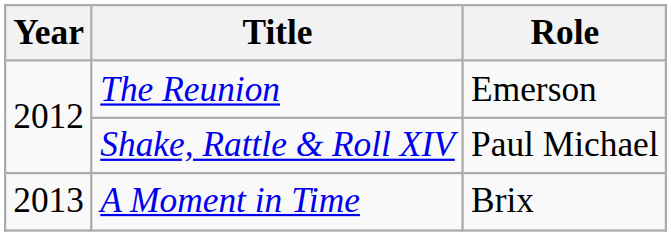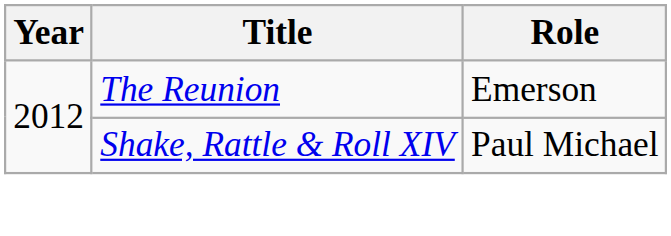- row: (230, 200)
